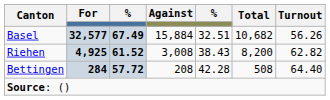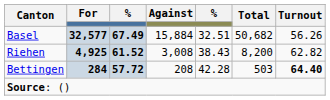(254, 35) 10,682 -> (254, 35) 50,682
(263, 69) 508 -> (263, 69) 503
(306, 69) normal -> (306, 69) bold
